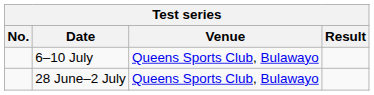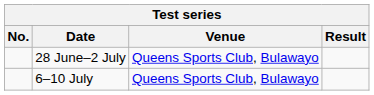rows swapped: (81, 79) <-> (64, 57)
